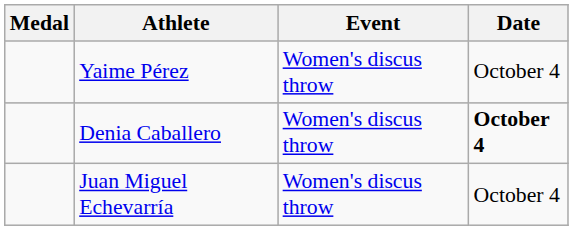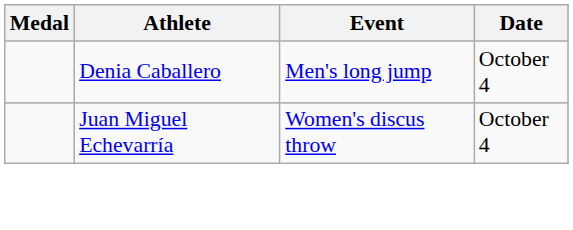- row: (134, 71)
(352, 133) Women's discus throw -> (358, 71) Men's long jump
(511, 133) bold -> (514, 71) normal
